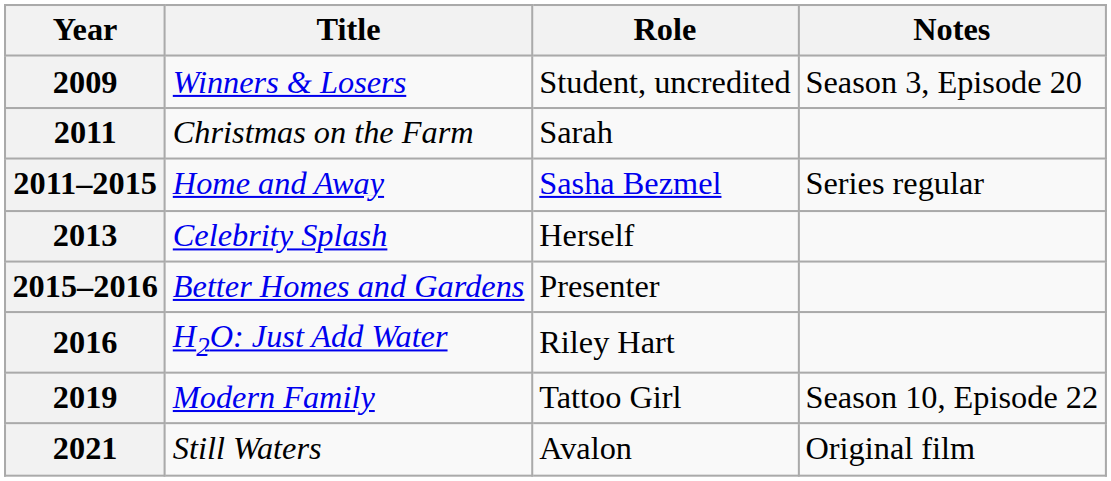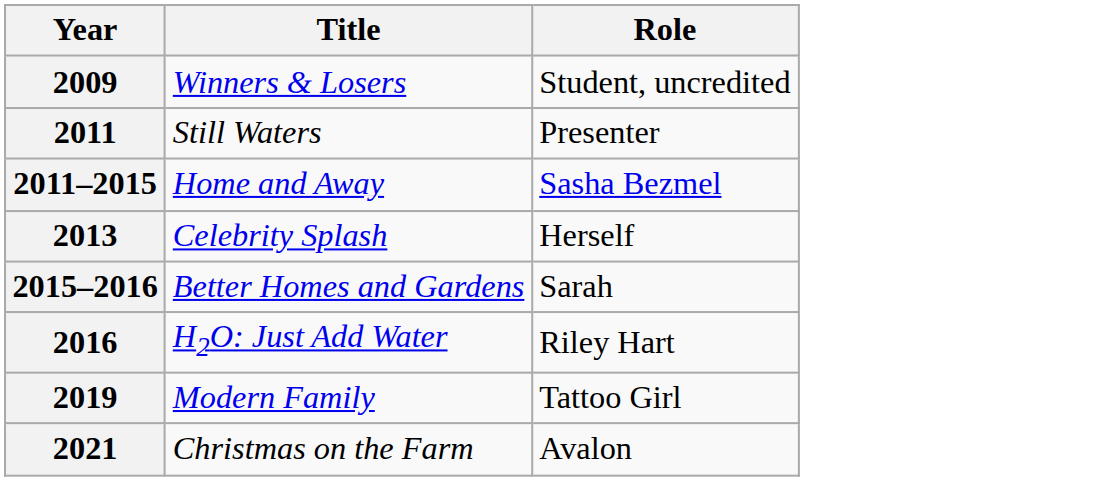- column: (952, 30)
(323, 132) Christmas on the Farm -> (247, 132) Still Waters
(576, 132) Sarah -> (599, 132) Presenter
(599, 286) Presenter -> (576, 286) Sarah
(247, 448) Still Waters -> (323, 448) Christmas on the Farm
